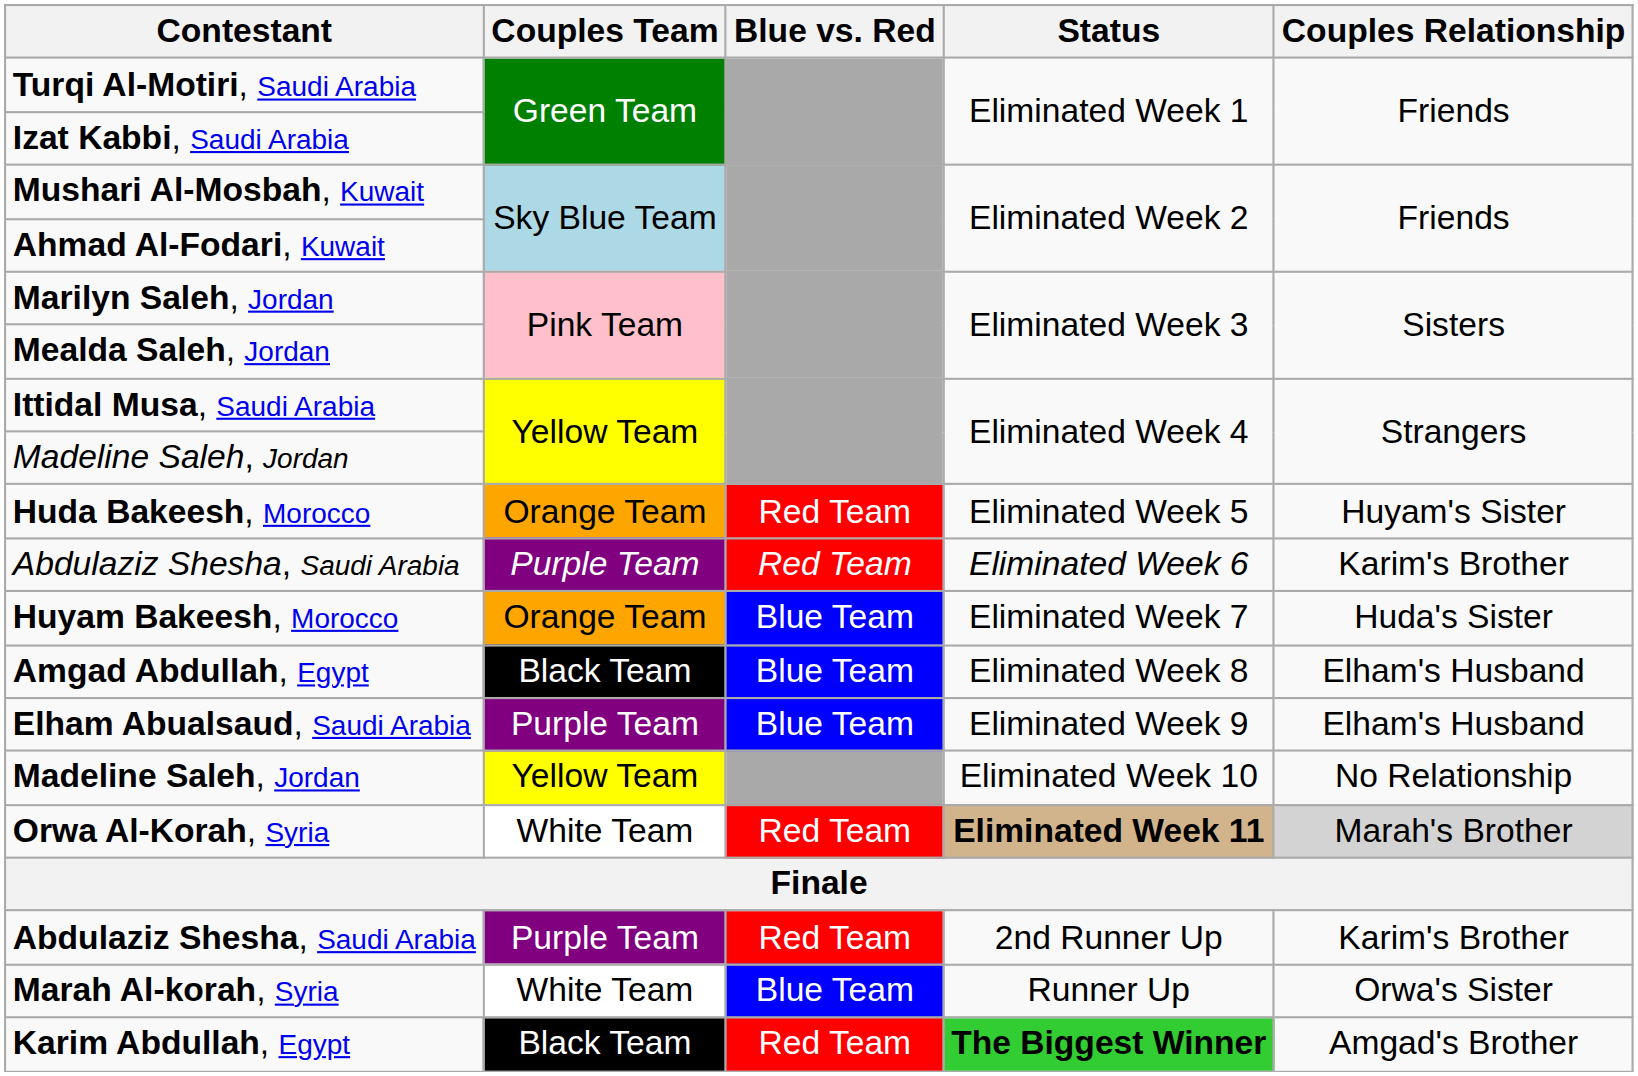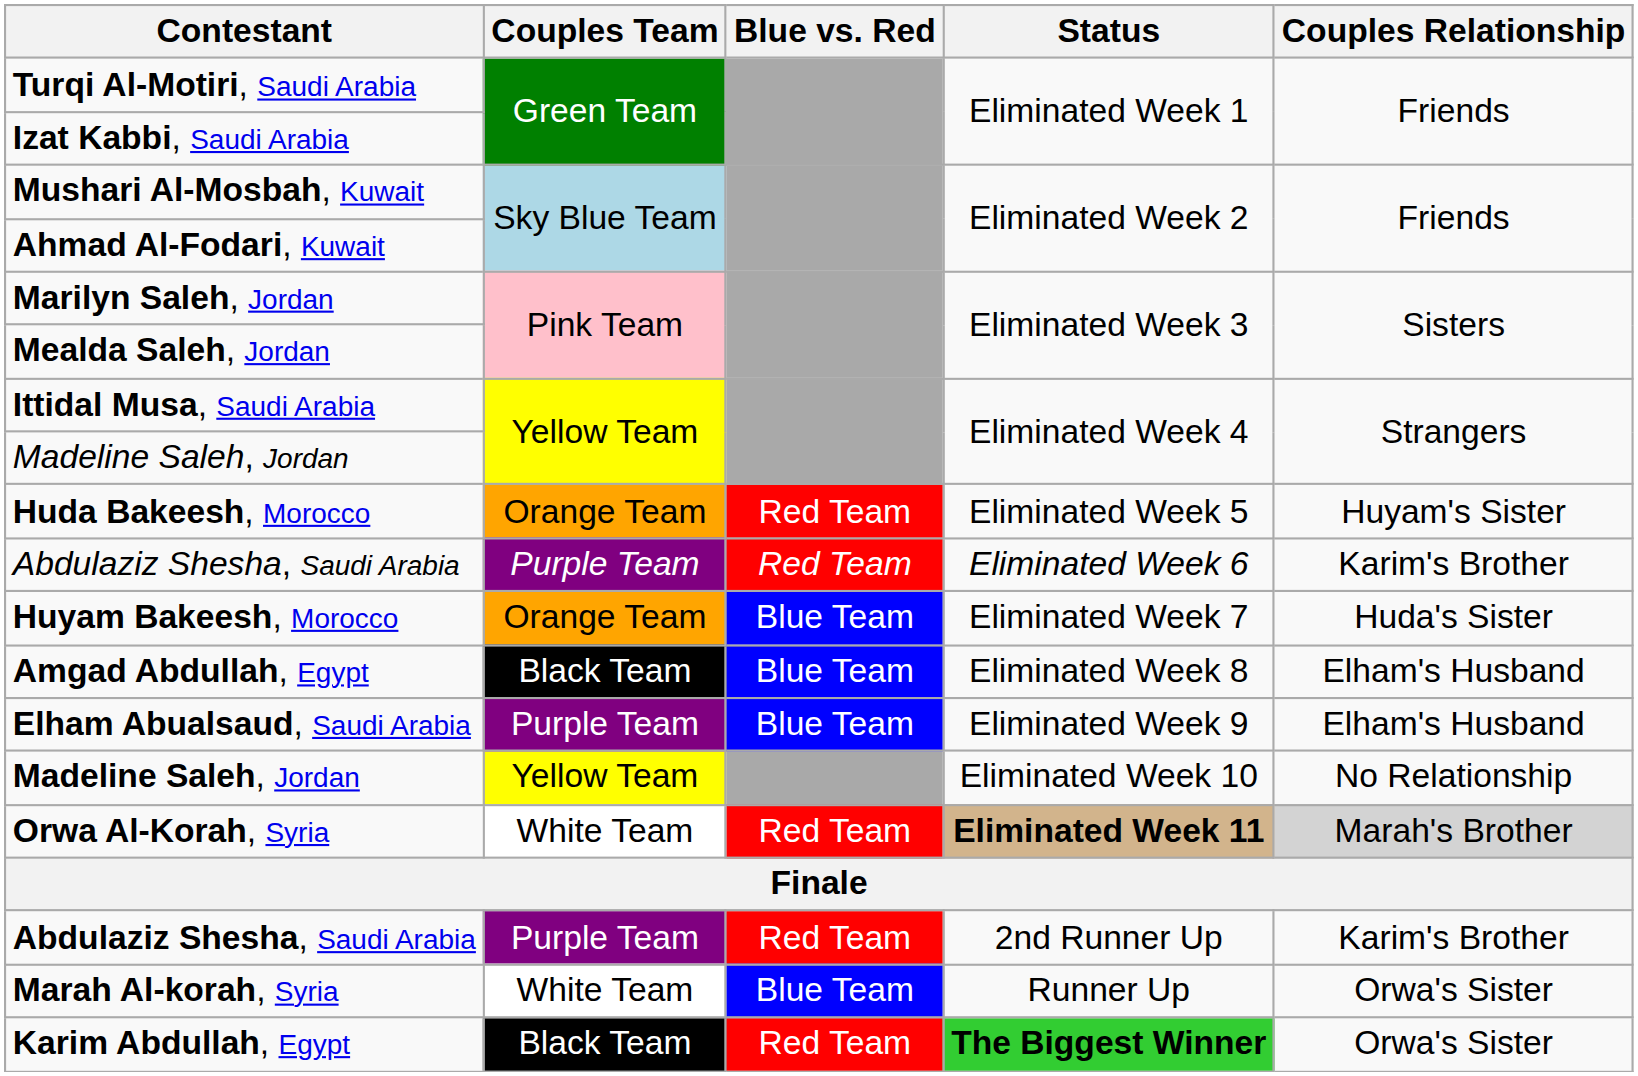(1454, 1043) Amgad's Brother -> (1454, 1043) Orwa's Sister
